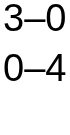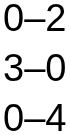+ row: (35, 18)
